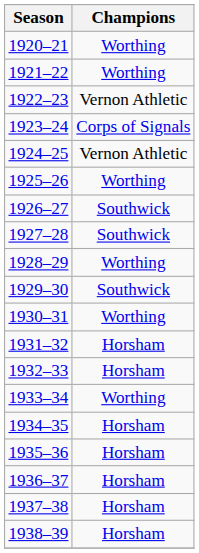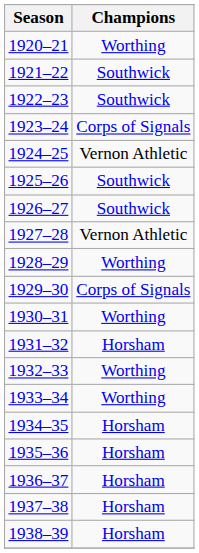(133, 72) Worthing -> (133, 72) Southwick
(133, 99) Vernon Athletic -> (133, 99) Southwick
(133, 180) Worthing -> (133, 180) Southwick
(133, 235) Southwick -> (133, 235) Vernon Athletic
(133, 289) Southwick -> (133, 289) Corps of Signals
(133, 371) Horsham -> (133, 371) Worthing
